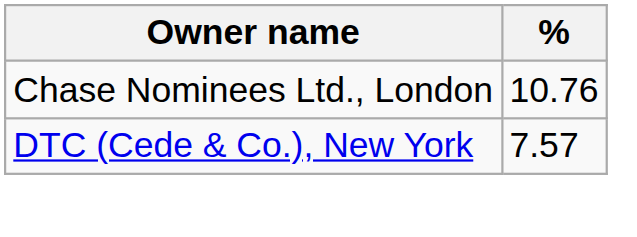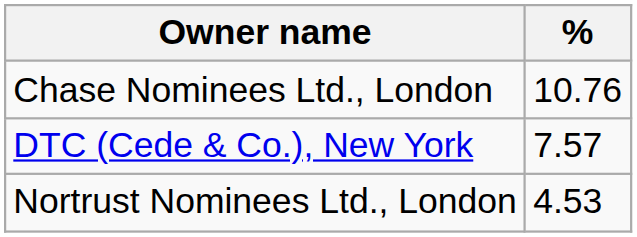+ row: (265, 201)
